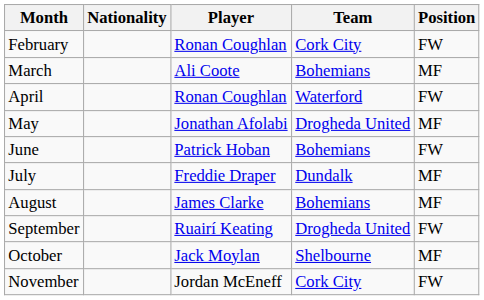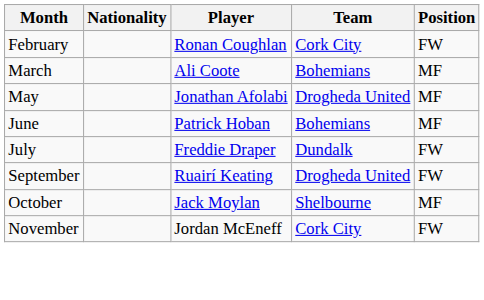- row: (26, 96)
(430, 149) FW -> (430, 123) MF
(430, 176) MF -> (430, 149) FW
- row: (32, 202)
